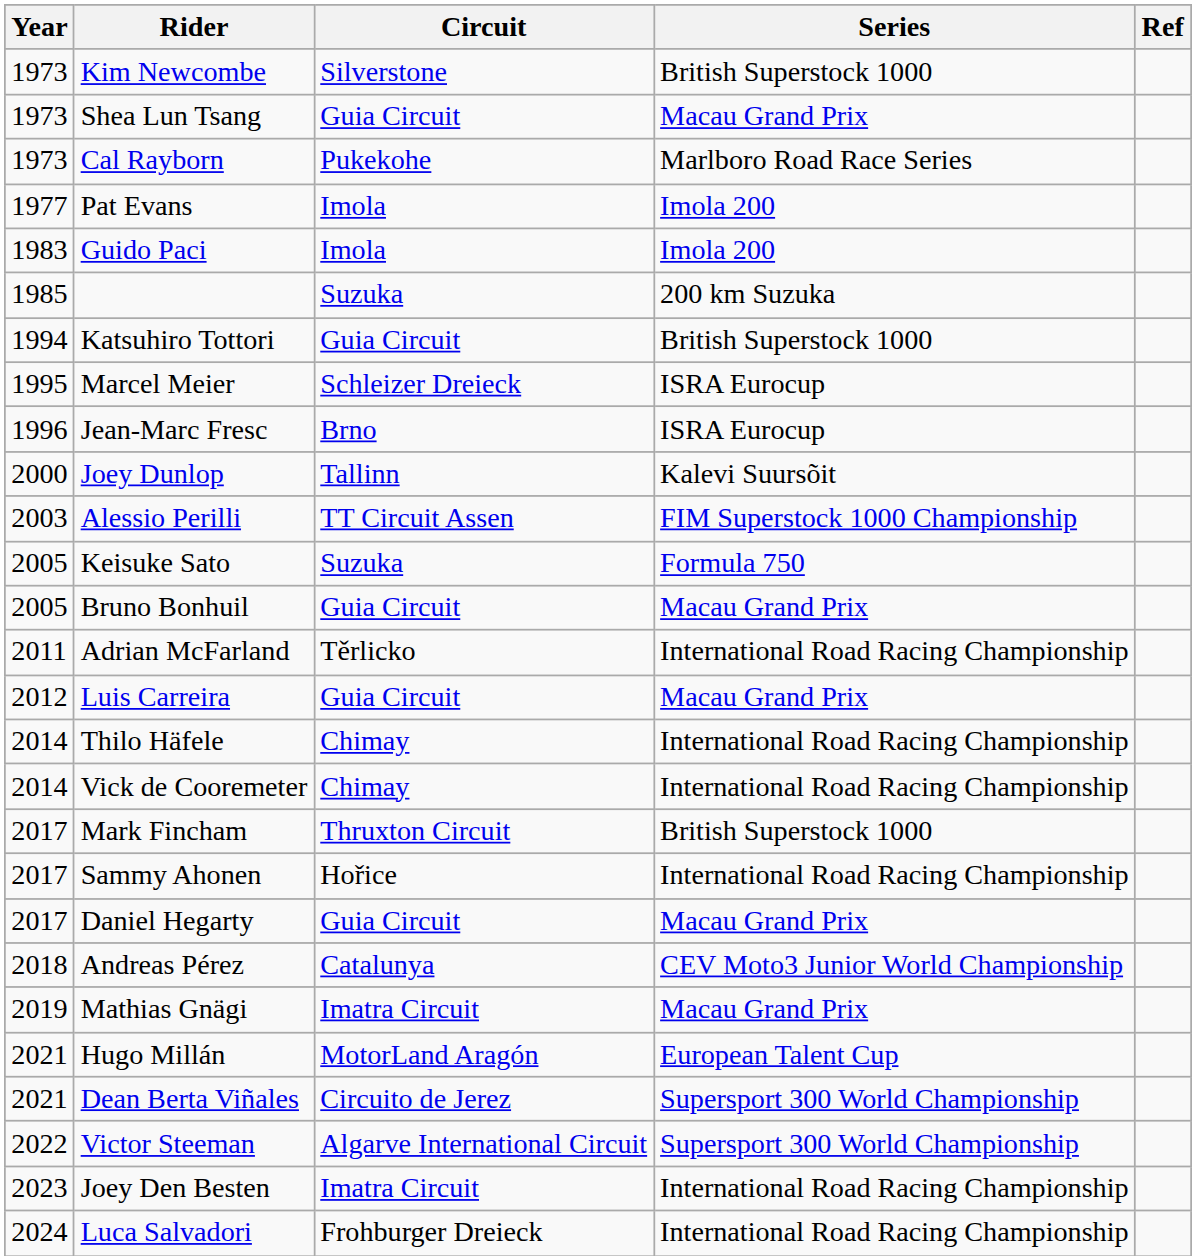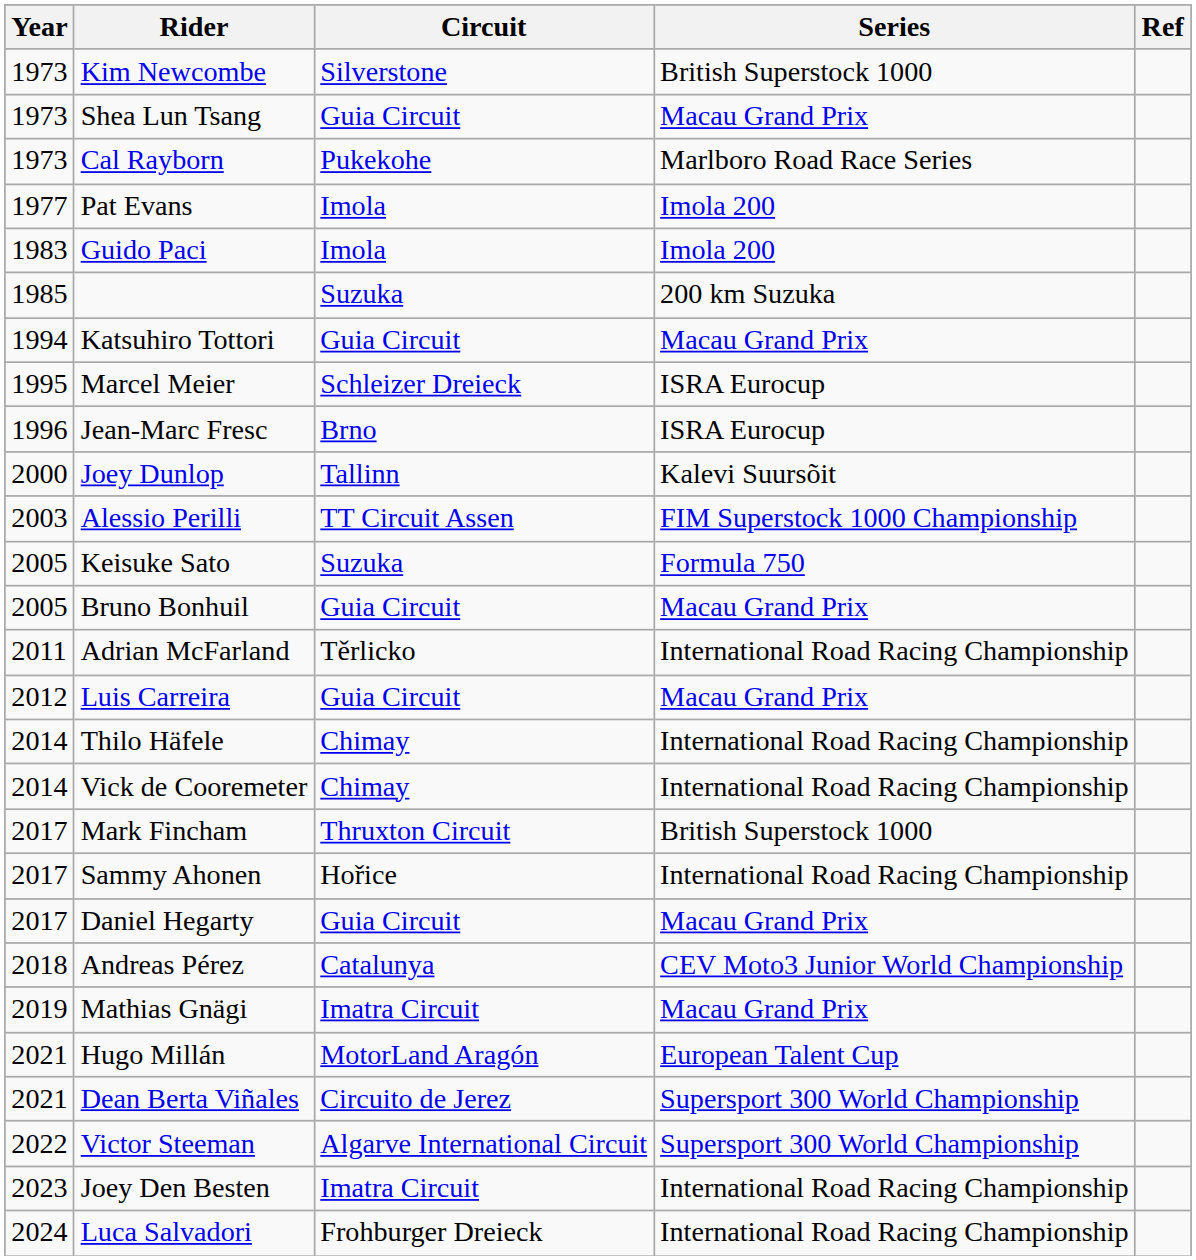(796, 339) British Superstock 1000 -> (764, 339) Macau Grand Prix
